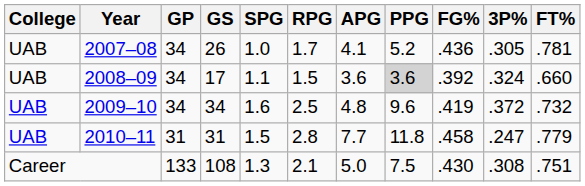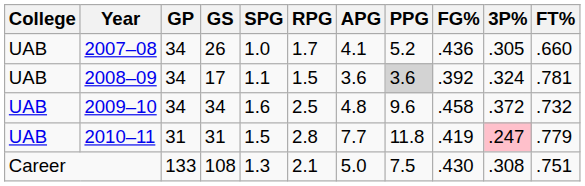(554, 48) .781 -> (554, 48) .660
(554, 78) .660 -> (554, 78) .781
(455, 107) .419 -> (455, 107) .458
(455, 136) .458 -> (455, 136) .419
(506, 136) no background -> (506, 136) pink background
